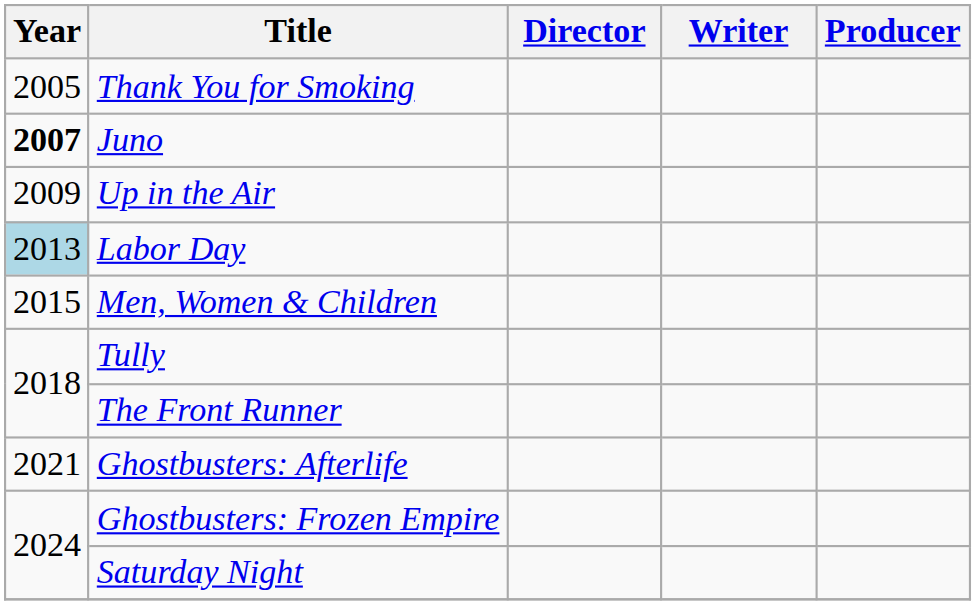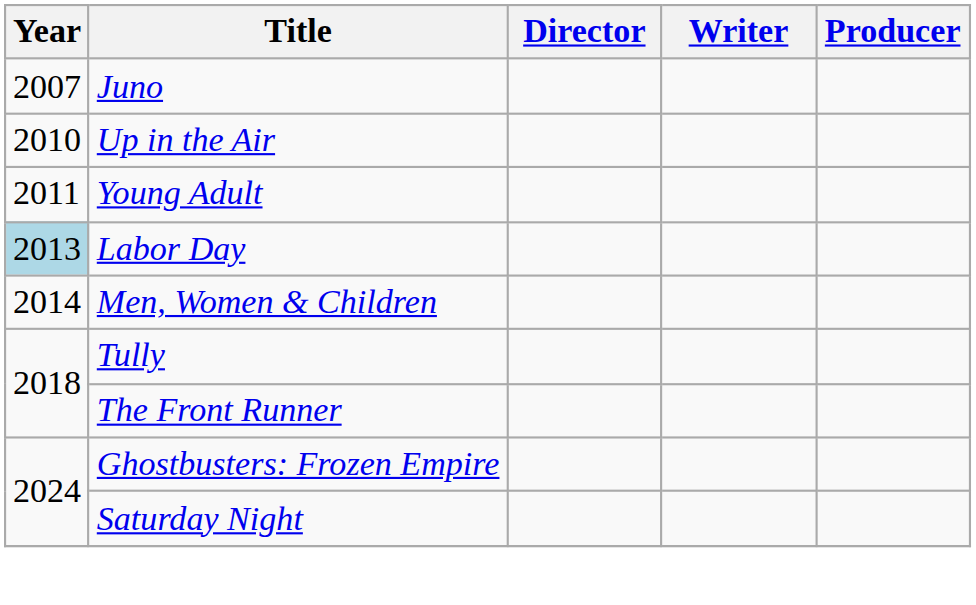- row: (256, 85)
(47, 139) bold -> (47, 85) normal
(47, 193) 2009 -> (47, 139) 2010
+ row: (180, 193)
(47, 301) 2015 -> (47, 301) 2014
- row: (252, 463)
